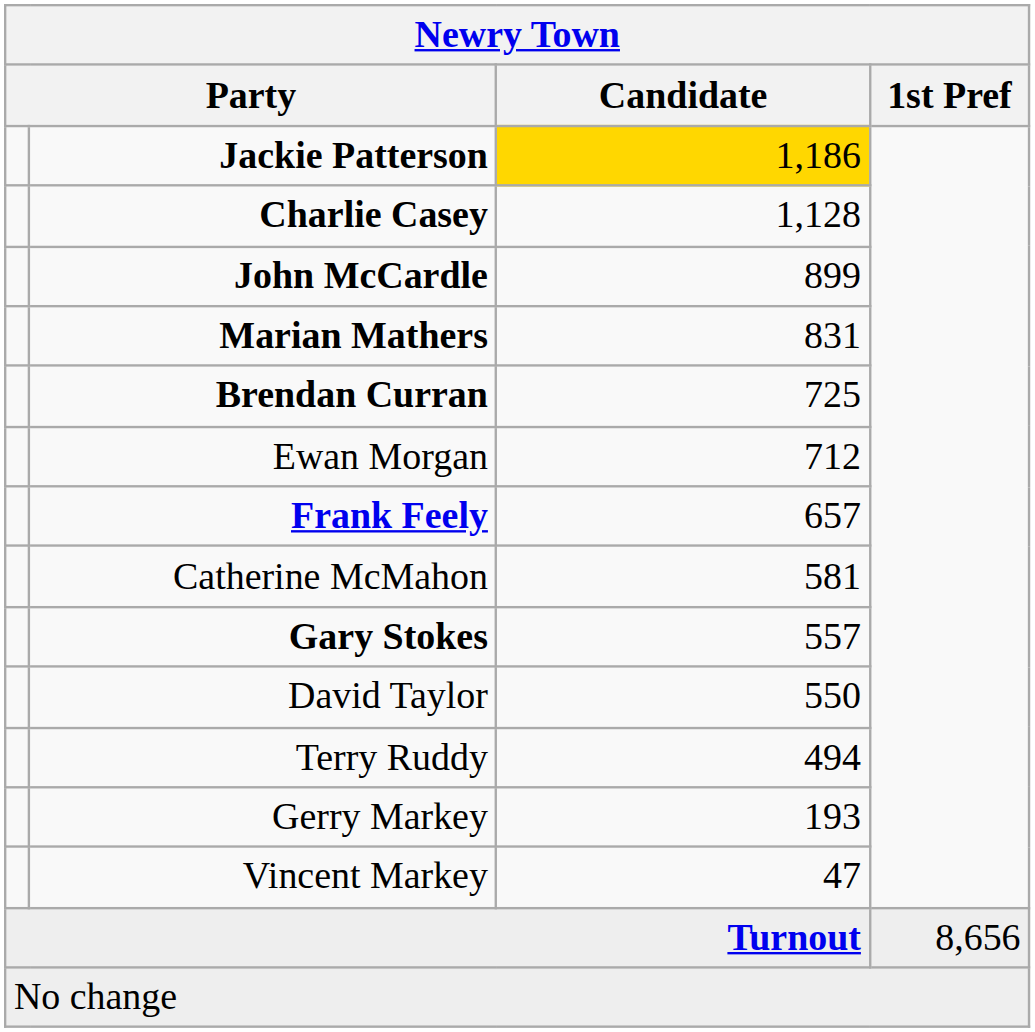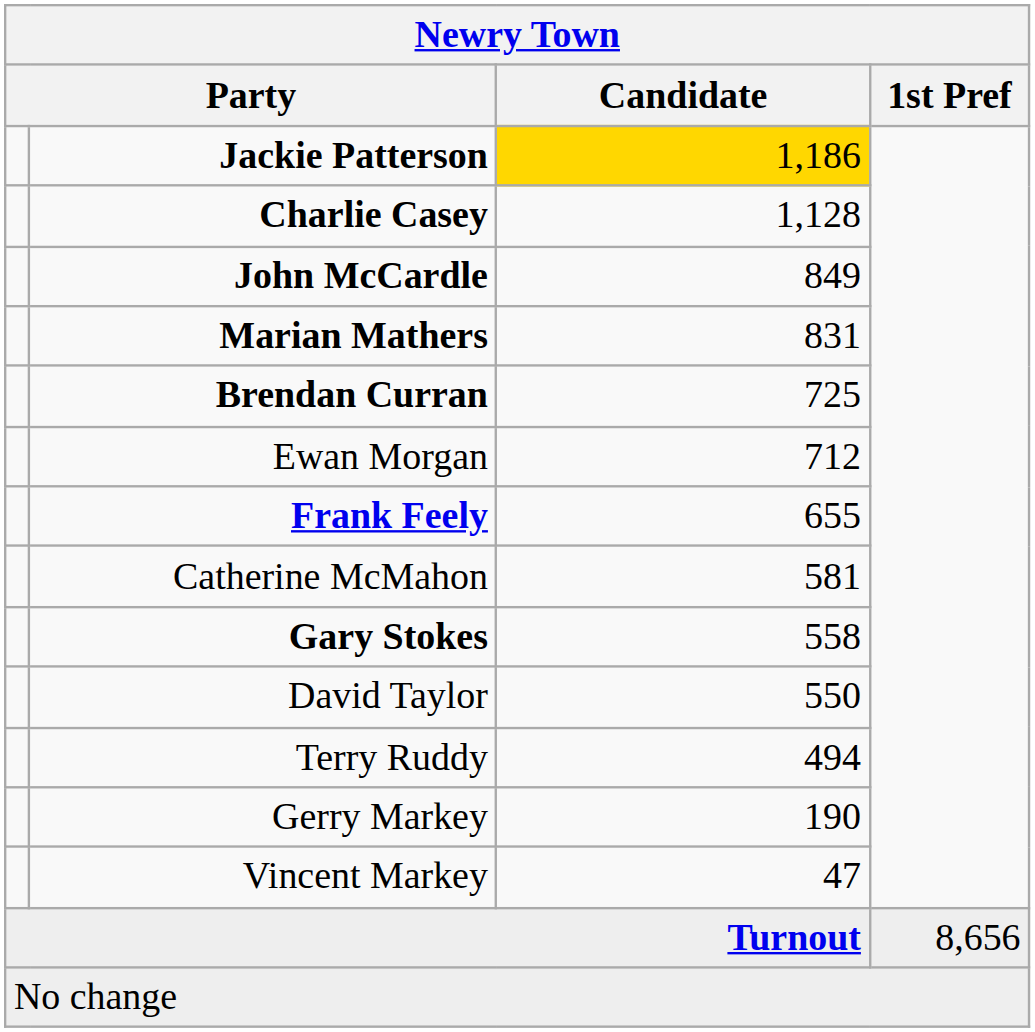(832, 275) 899 -> (832, 275) 849
(832, 515) 657 -> (832, 515) 655
(832, 635) 557 -> (832, 635) 558
(832, 816) 193 -> (832, 816) 190
